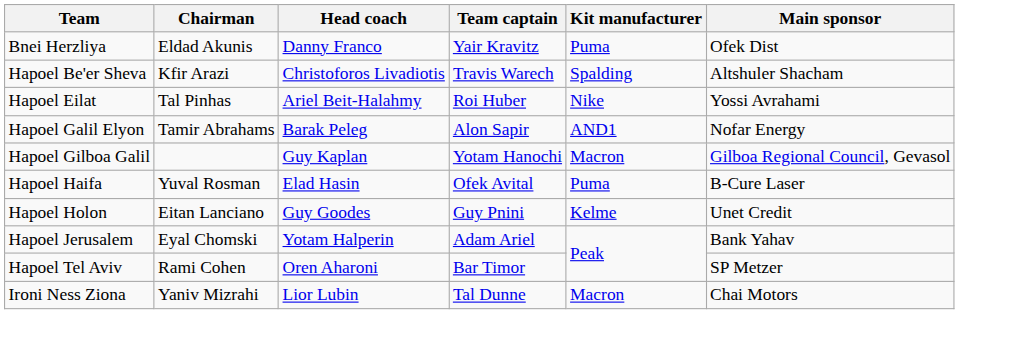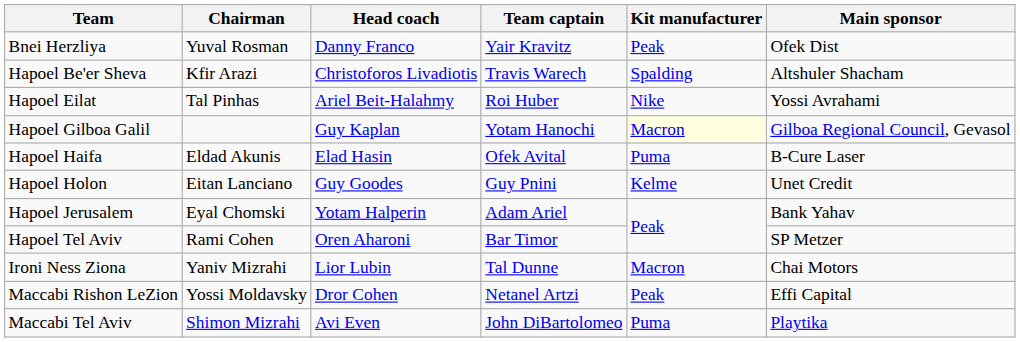(205, 45) Eldad Akunis -> (237, 45) Yuval Rosman
(590, 45) Puma -> (647, 45) Peak
- row: (76, 128)
(597, 156) no background -> (658, 128) lightyellow background
(209, 184) Yuval Rosman -> (233, 156) Eldad Akunis
+ row: (93, 294)
+ row: (70, 322)
